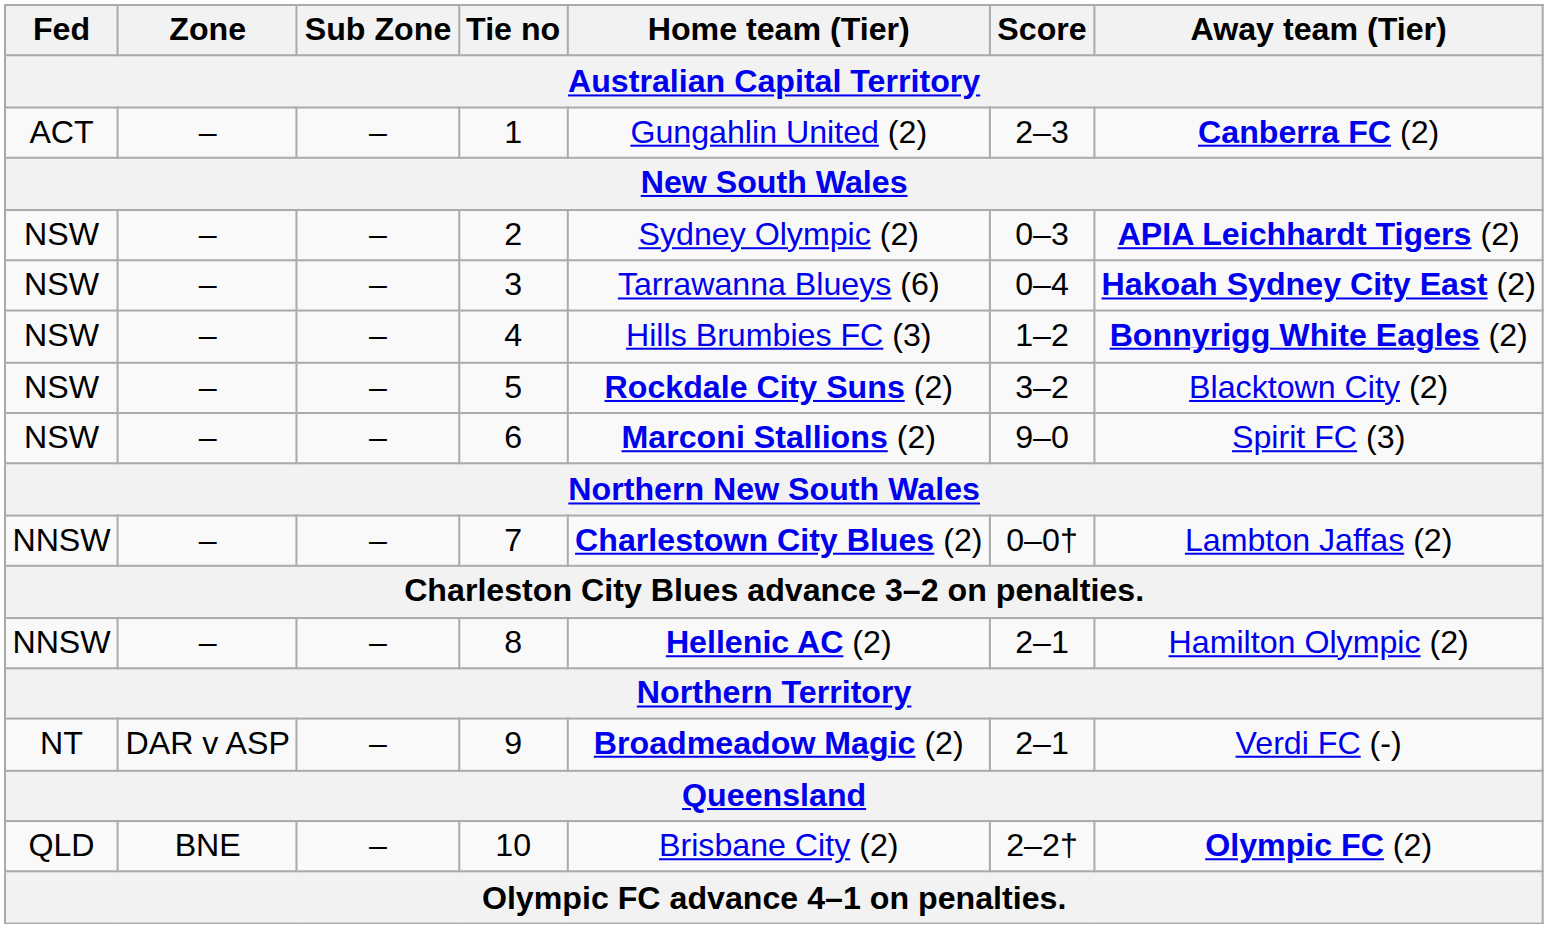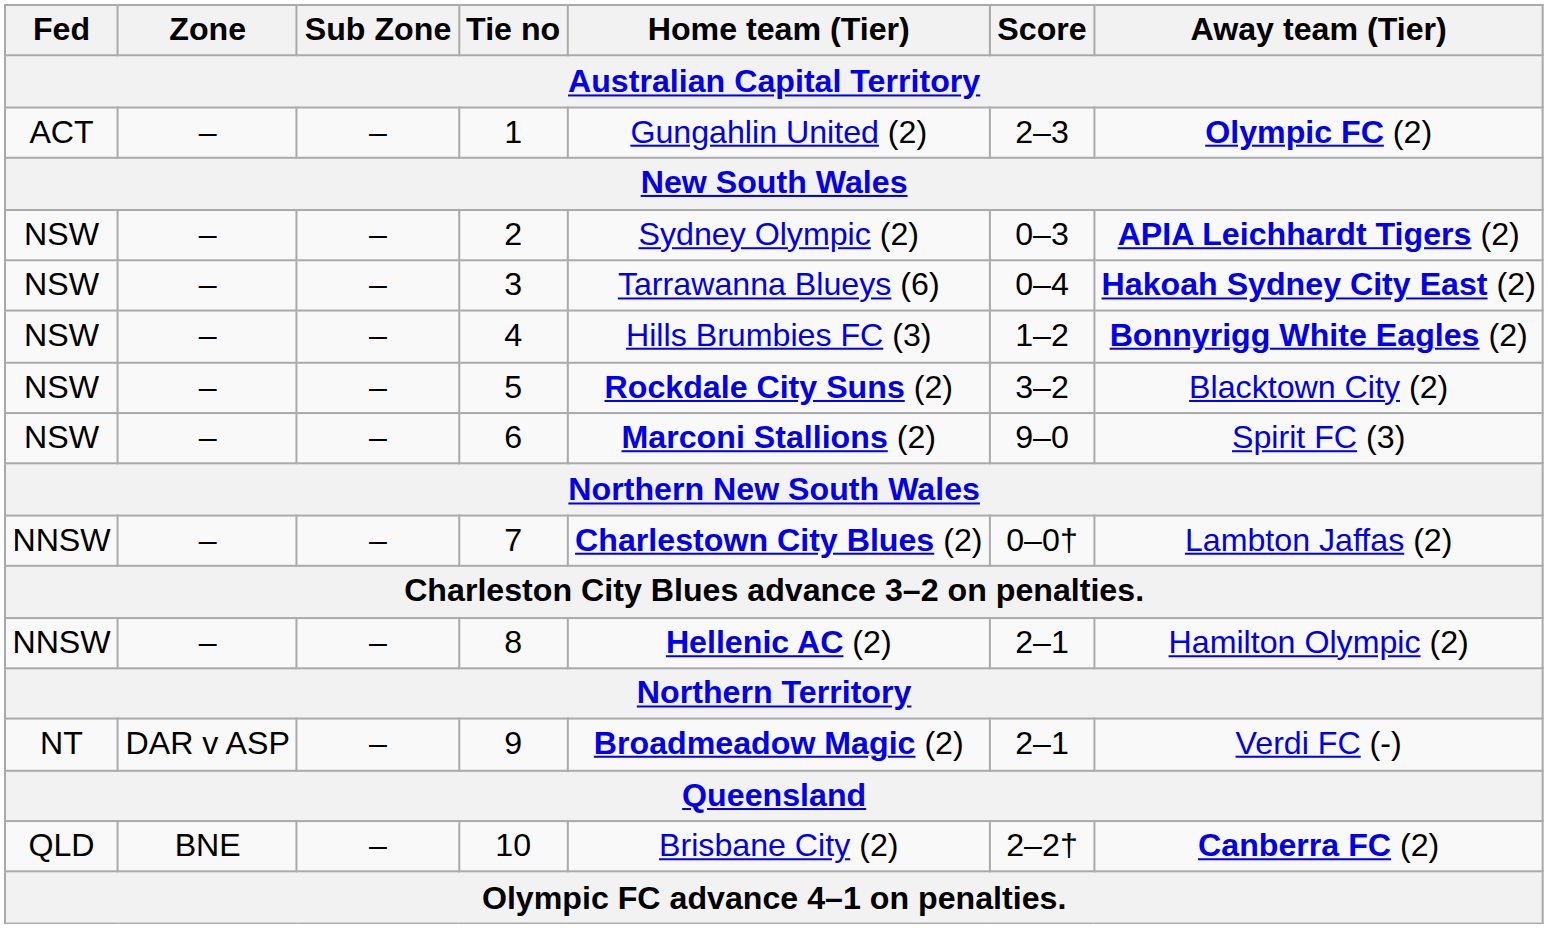(1319, 132) Canberra FC (2) -> (1319, 132) Olympic FC (2)
(1319, 846) Olympic FC (2) -> (1319, 846) Canberra FC (2)
